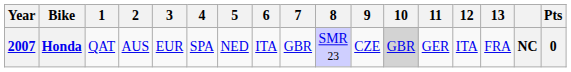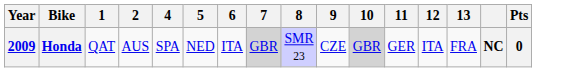- column: (170, 16)
(22, 47) 2007 -> (22, 47) 2009
(298, 47) no background -> (264, 47) lightgrey background
